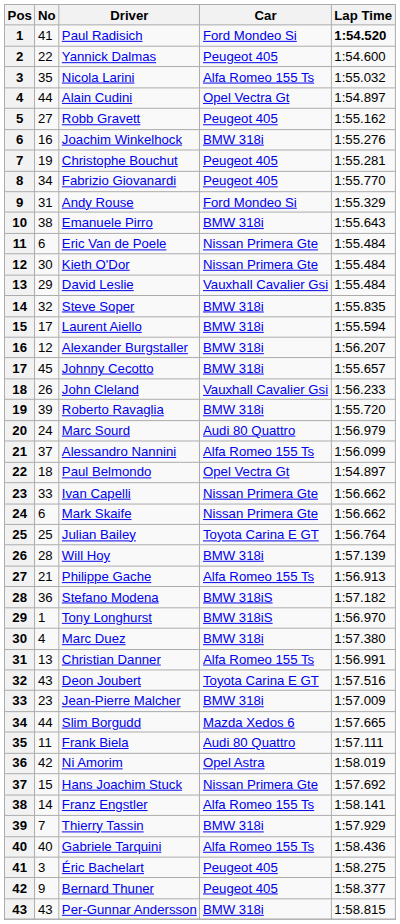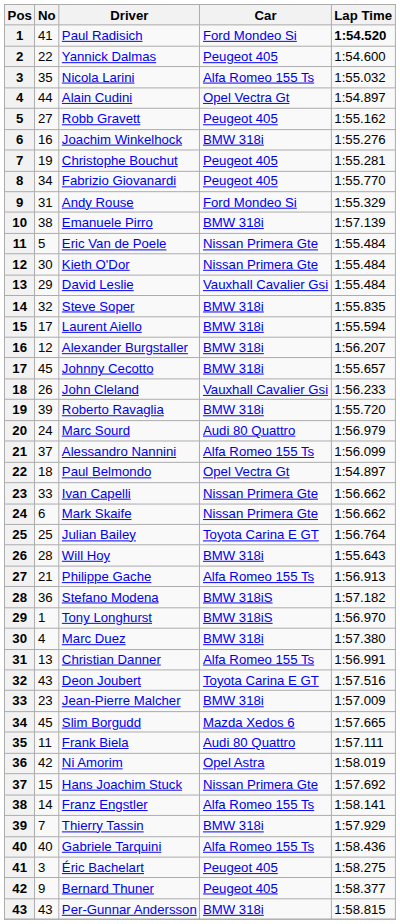(360, 222) 1:55.643 -> (360, 222) 1:57.139
(42, 243) 6 -> (42, 243) 5
(360, 555) 1:57.139 -> (360, 555) 1:55.643
(45, 721) 44 -> (45, 721) 45
